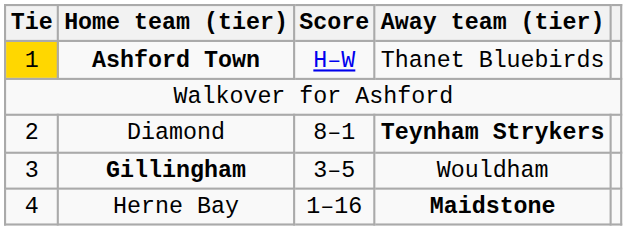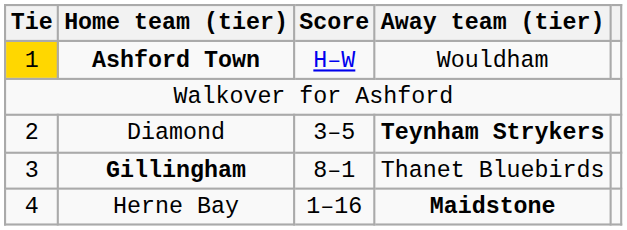(493, 60) Thanet Bluebirds -> (493, 60) Wouldham
(334, 134) 8–1 -> (334, 134) 3–5
(334, 170) 3–5 -> (334, 170) 8–1
(493, 170) Wouldham -> (493, 170) Thanet Bluebirds
